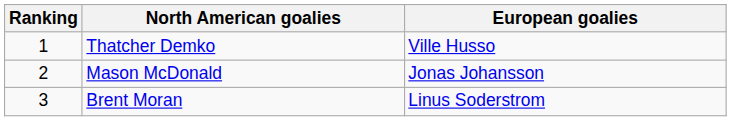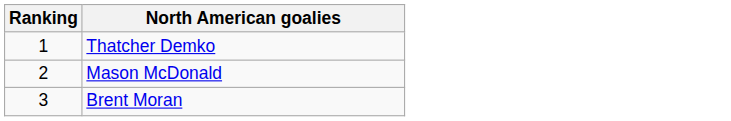- column: (565, 18)
